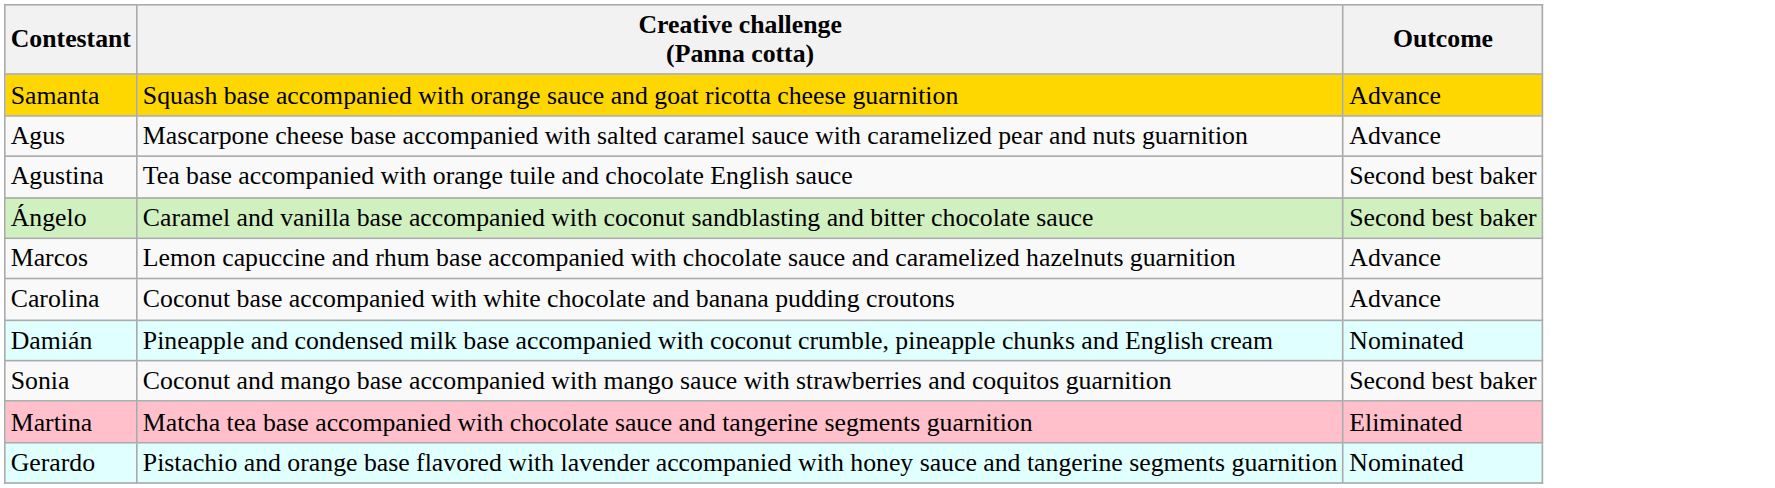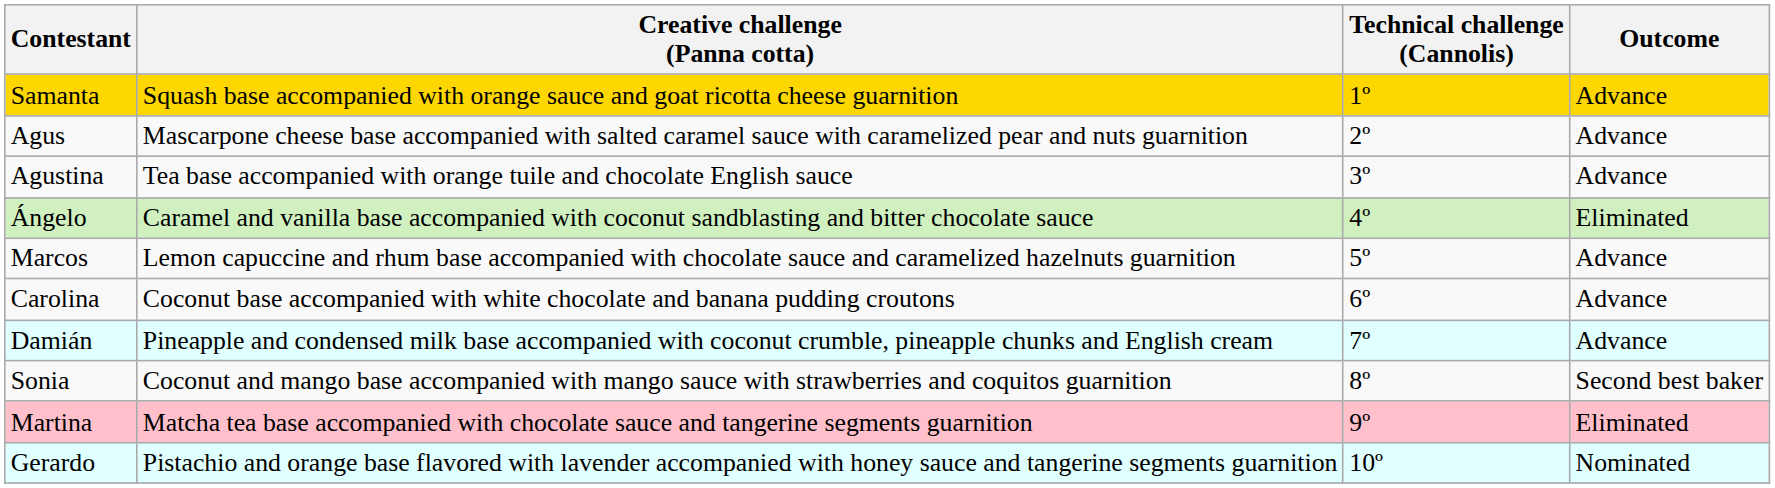+ column: (1456, 39)
(1443, 176) Second best baker -> (1621, 176) Advance
(1443, 217) Second best baker -> (1632, 217) Eliminated
(1407, 339) Nominated -> (1621, 339) Advance
